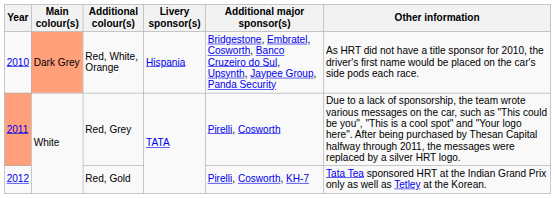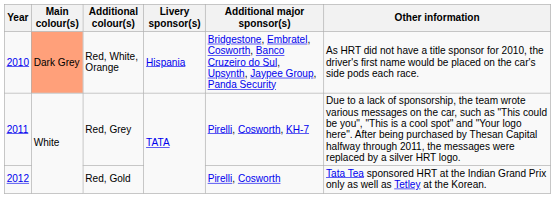(17, 129) lightsalmon background -> (17, 129) no background
(244, 129) Pirelli, Cosworth -> (258, 129) Pirelli, Cosworth, KH-7
(258, 179) Pirelli, Cosworth, KH-7 -> (244, 179) Pirelli, Cosworth
